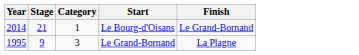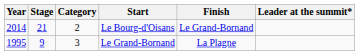+ column: (305, 12)
(77, 27) 1 -> (77, 27) 2
